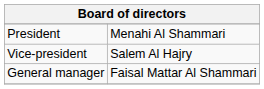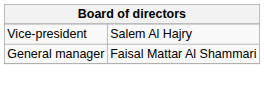- row: (34, 34)
